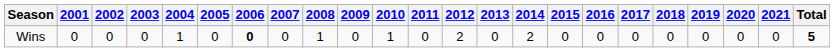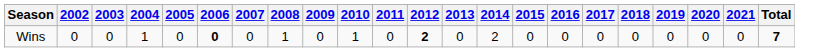- column: (74, 15)
(460, 36) normal -> (425, 36) bold
(811, 36) 5 -> (776, 36) 7
